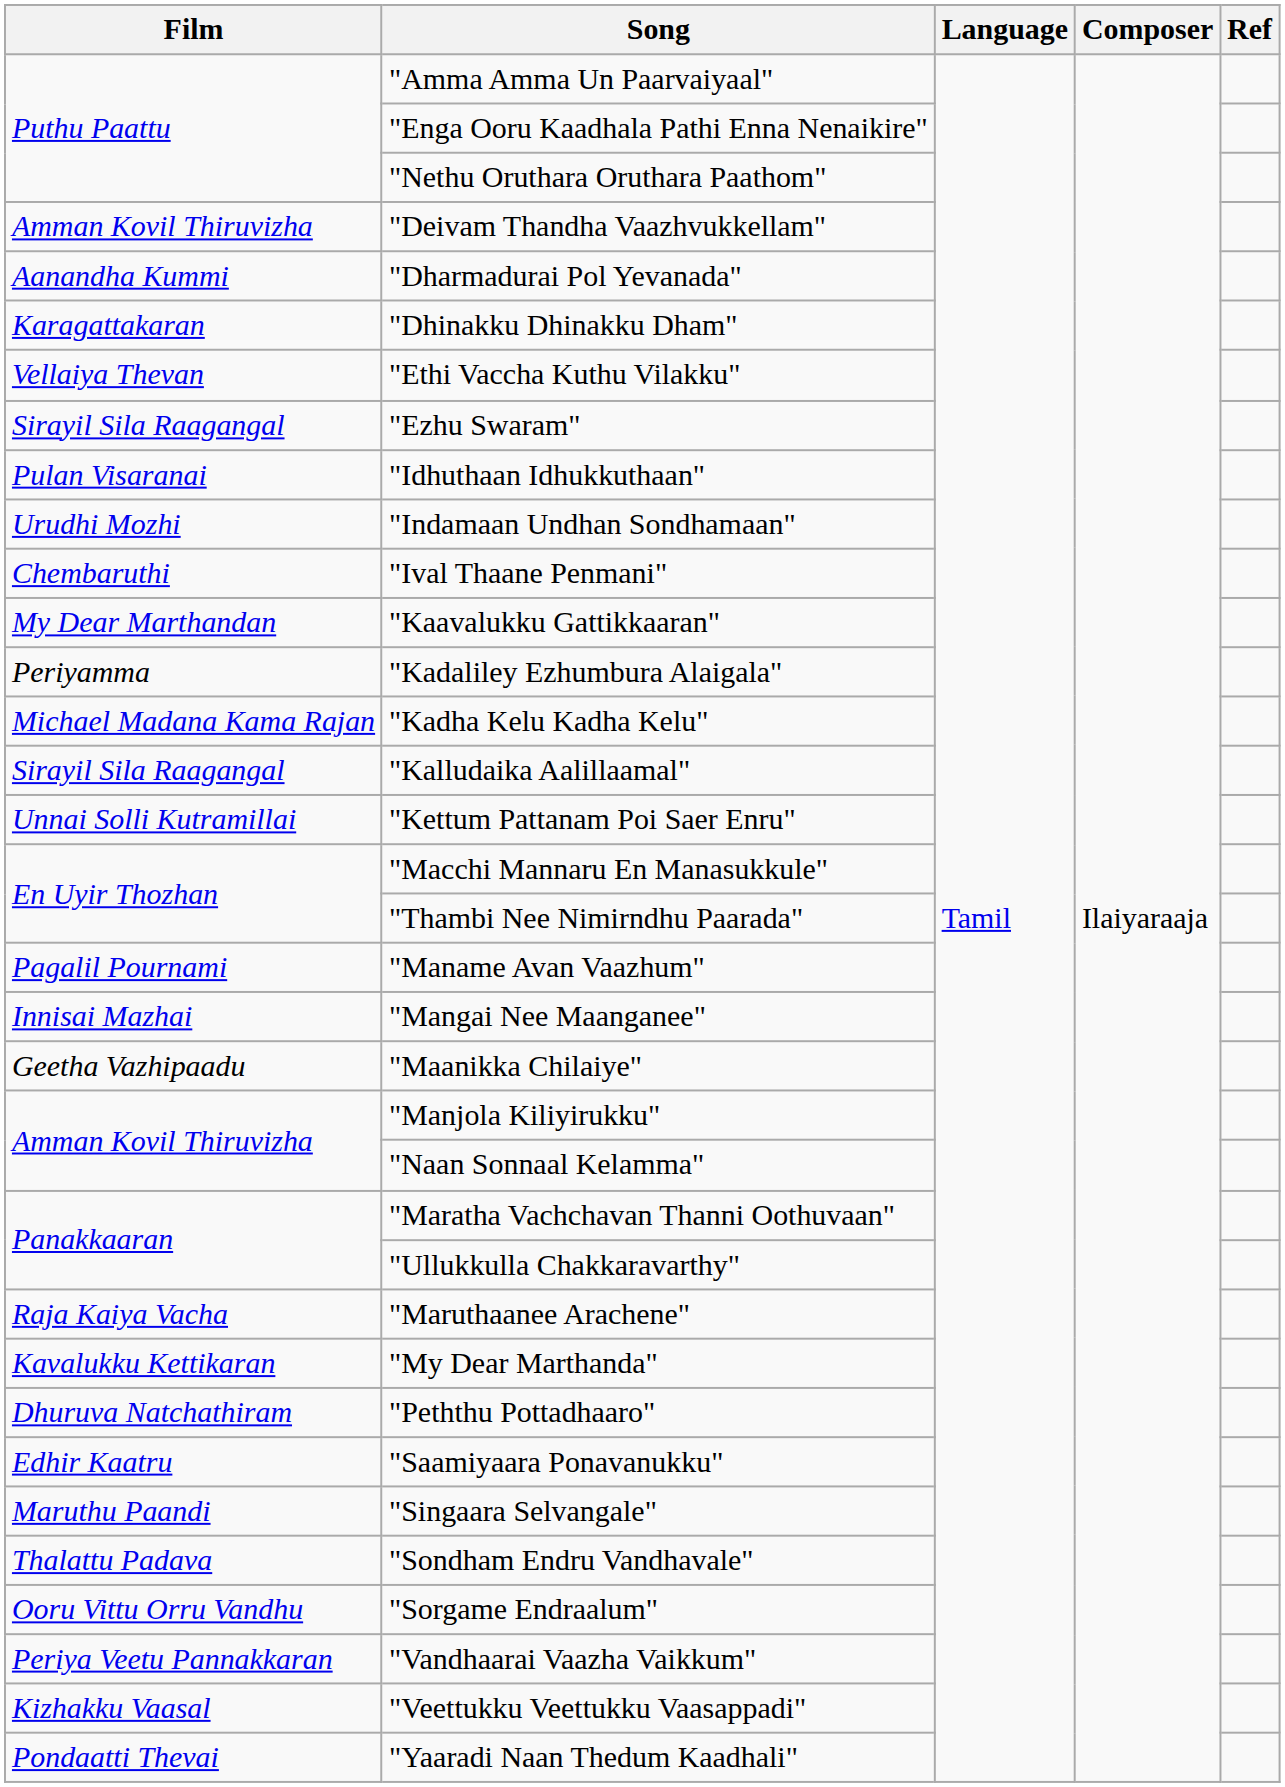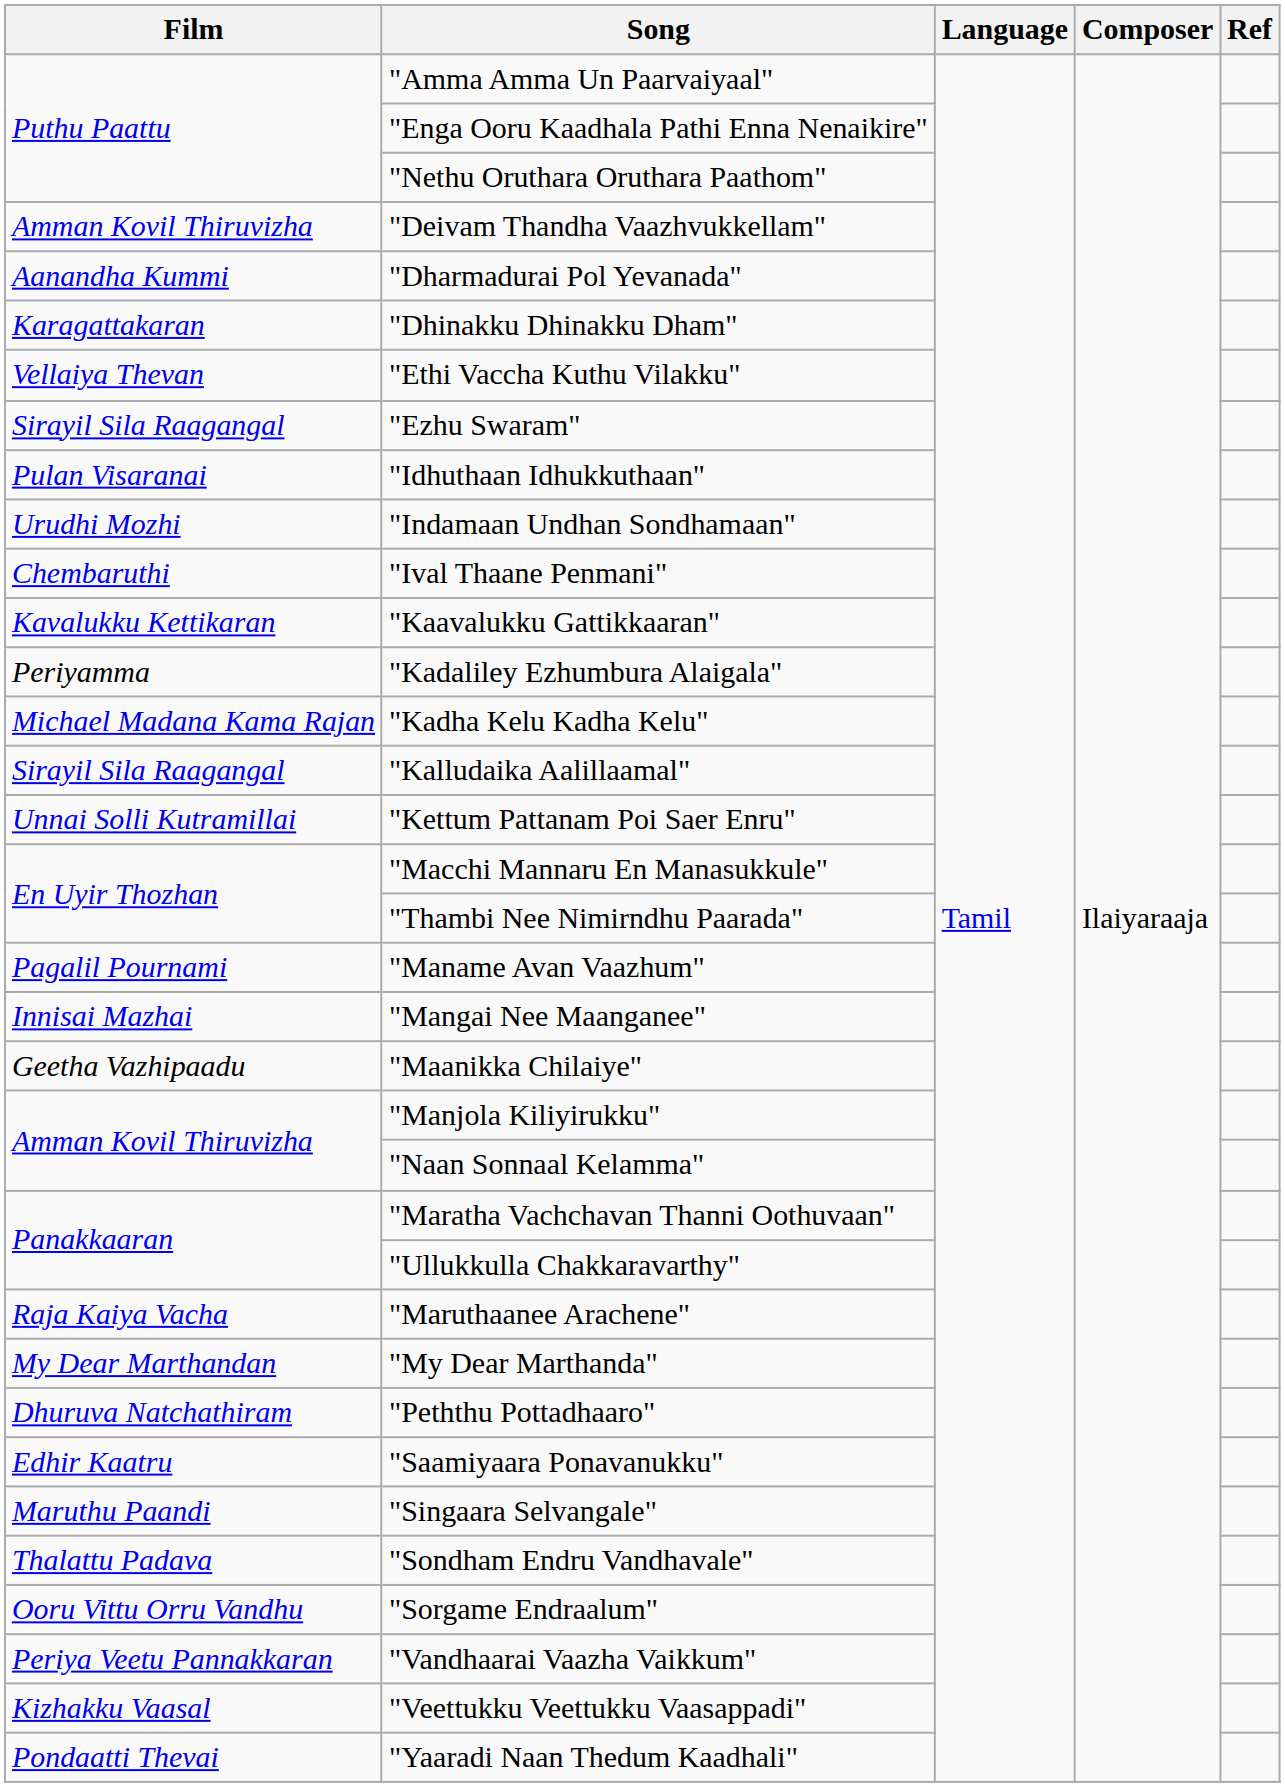(144, 621) My Dear Marthandan -> (144, 621) Kavalukku Kettikaran
(144, 1362) Kavalukku Kettikaran -> (144, 1362) My Dear Marthandan
